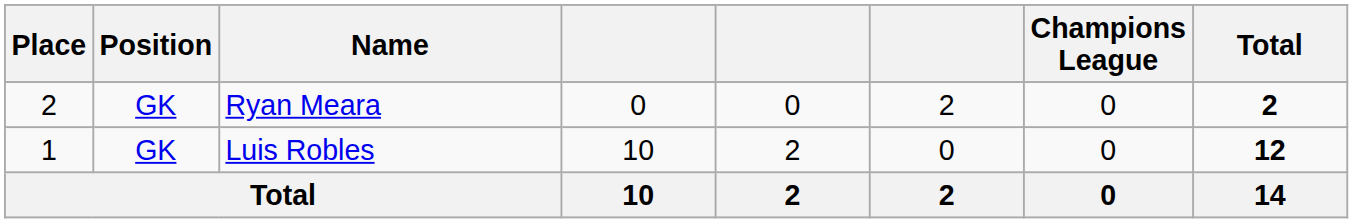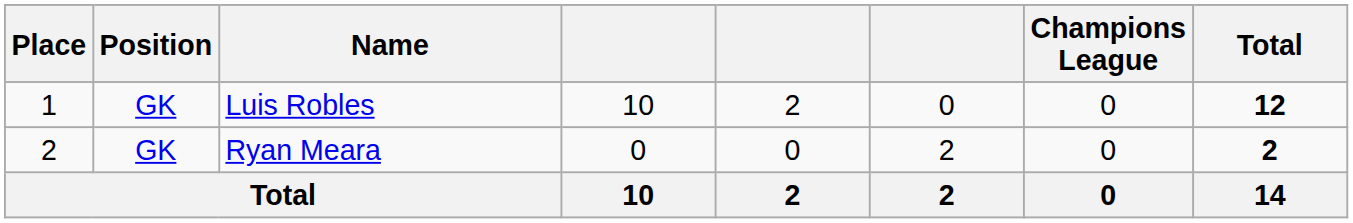rows swapped: (300, 150) <-> (303, 105)
